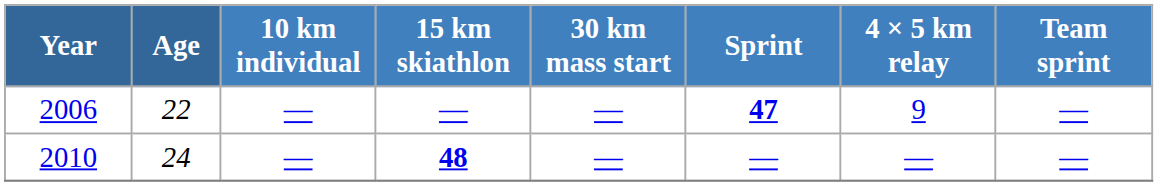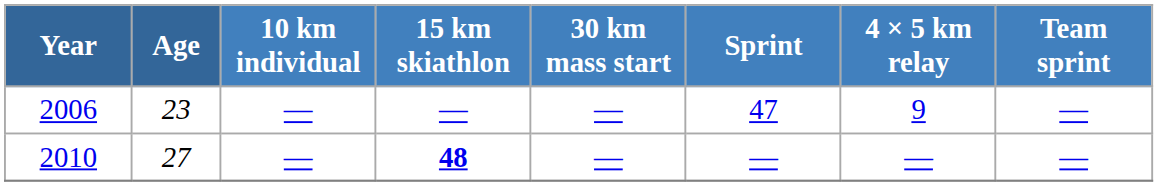(176, 109) 22 -> (176, 109) 23
(763, 109) bold -> (763, 109) normal
(176, 157) 24 -> (176, 157) 27
